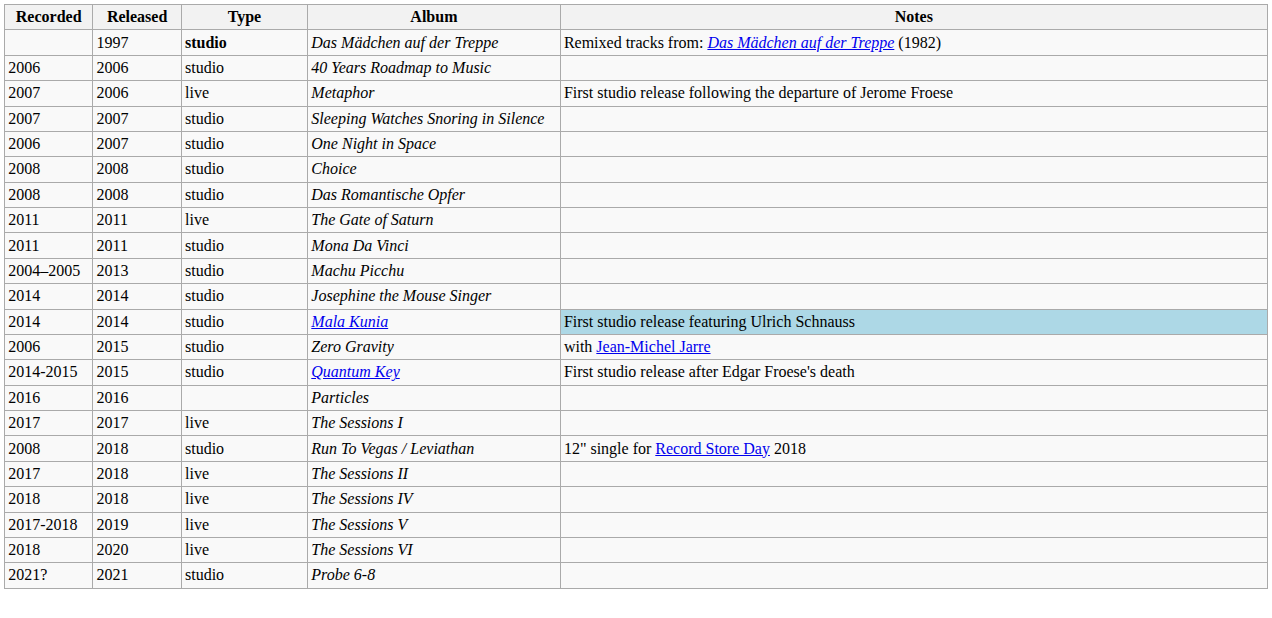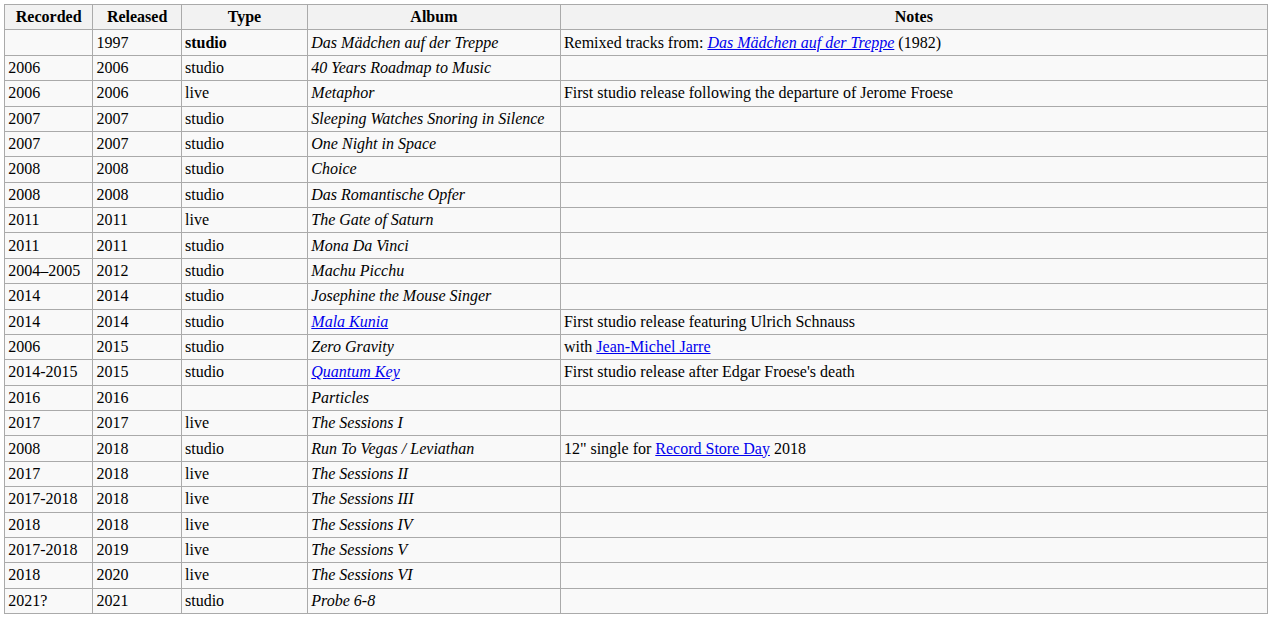(24, 93) 2007 -> (24, 93) 2006
(24, 144) 2006 -> (24, 144) 2007
(113, 270) 2013 -> (113, 270) 2012
(709, 321) lightblue background -> (709, 321) no background
+ row: (362, 499)
